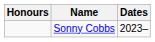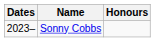columns swapped: (134, 12) <-> (28, 12)
